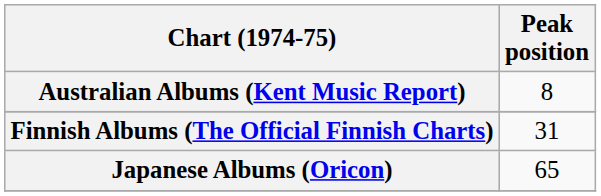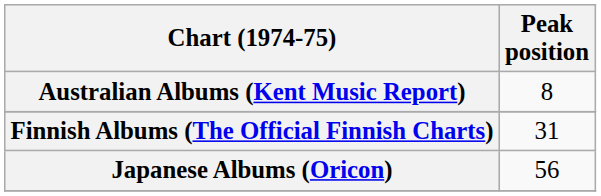(547, 170) 65 -> (547, 170) 56
